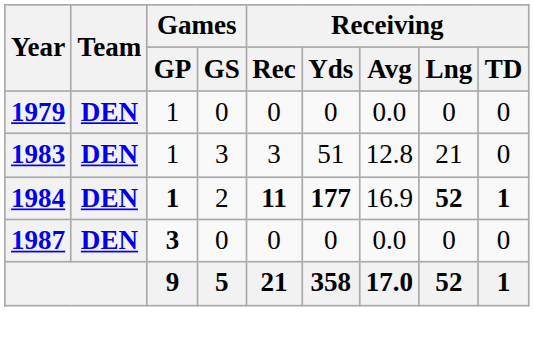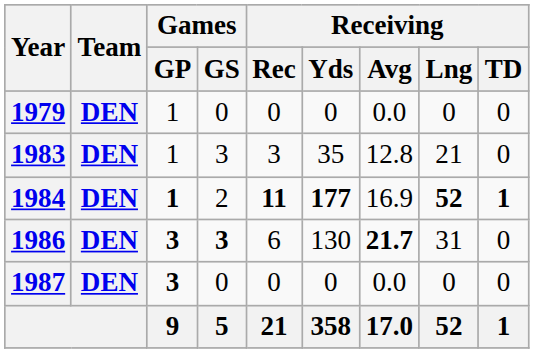(331, 154) 51 -> (331, 154) 35
+ row: (38, 240)
